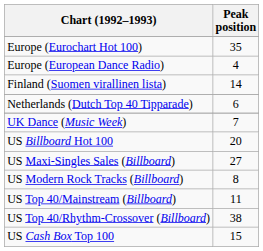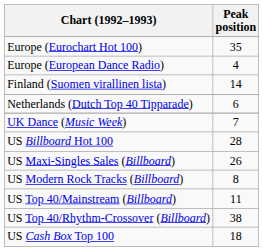(236, 141) 20 -> (236, 141) 28
(236, 160) 27 -> (236, 160) 26
(236, 236) 15 -> (236, 236) 18
